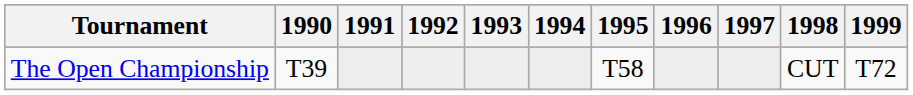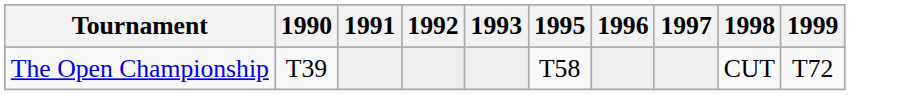- column: (560, 25)
